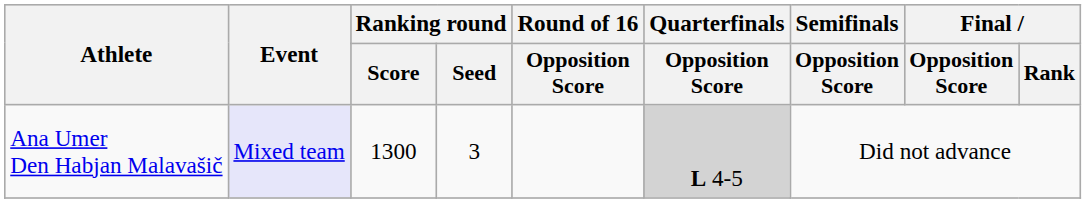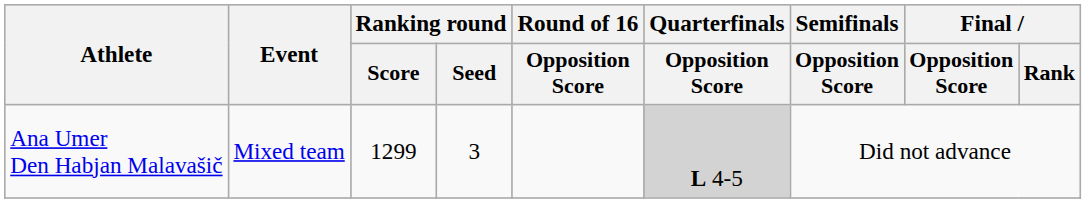(289, 151) lavender background -> (289, 151) no background
(393, 151) 1300 -> (393, 151) 1299
